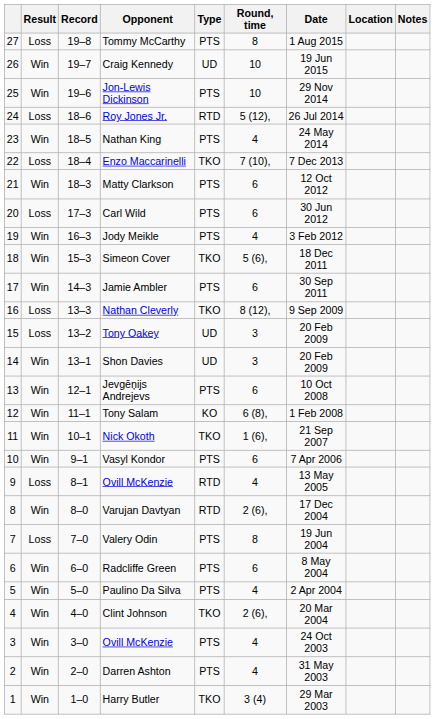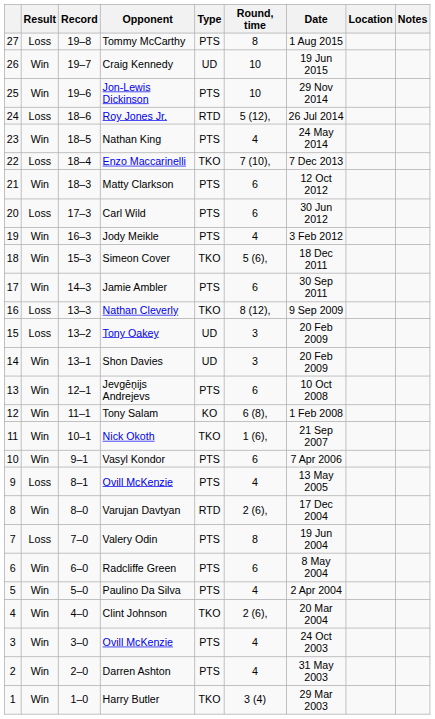(210, 482) RTD -> (210, 482) PTS
